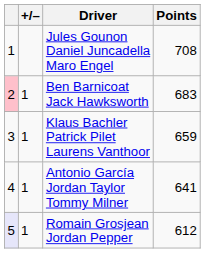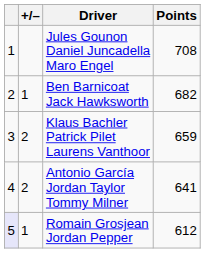(11, 94) pink background -> (11, 94) no background
(186, 94) 683 -> (186, 94) 682
(25, 137) 1 -> (25, 137) 2
(25, 188) 1 -> (25, 188) 2
